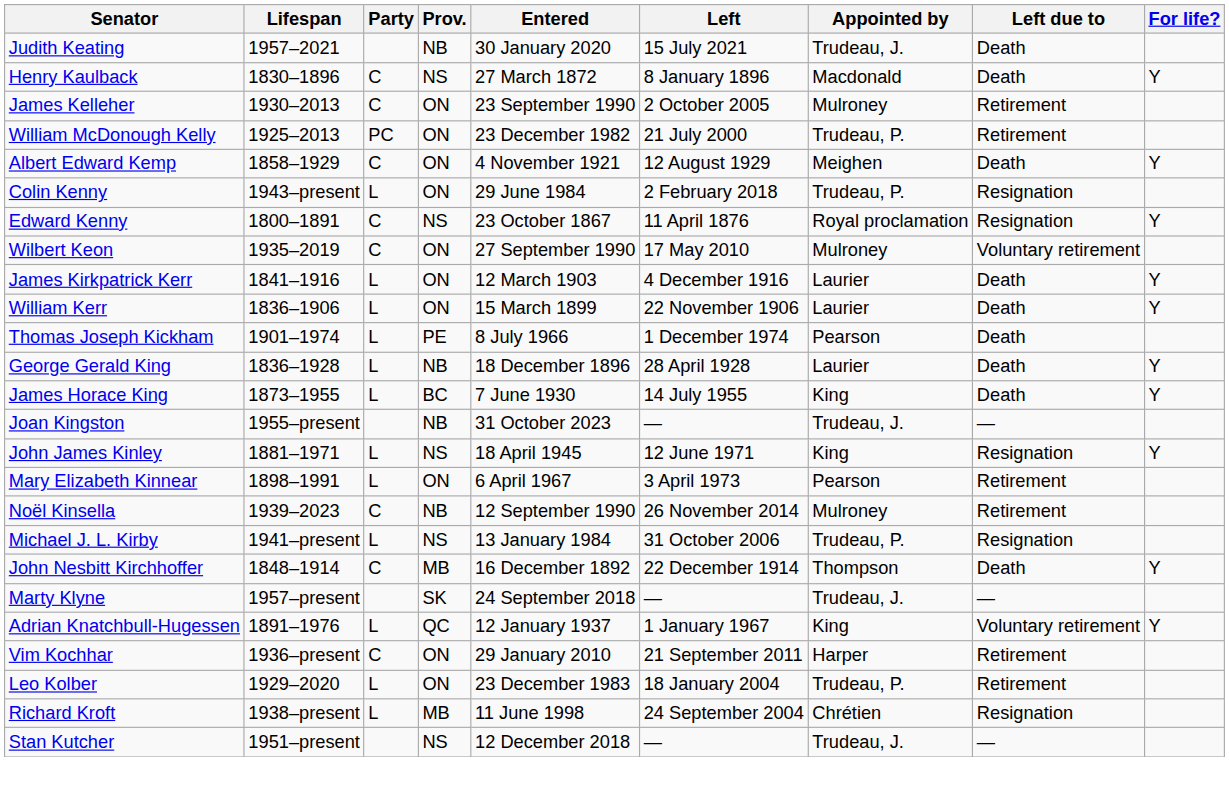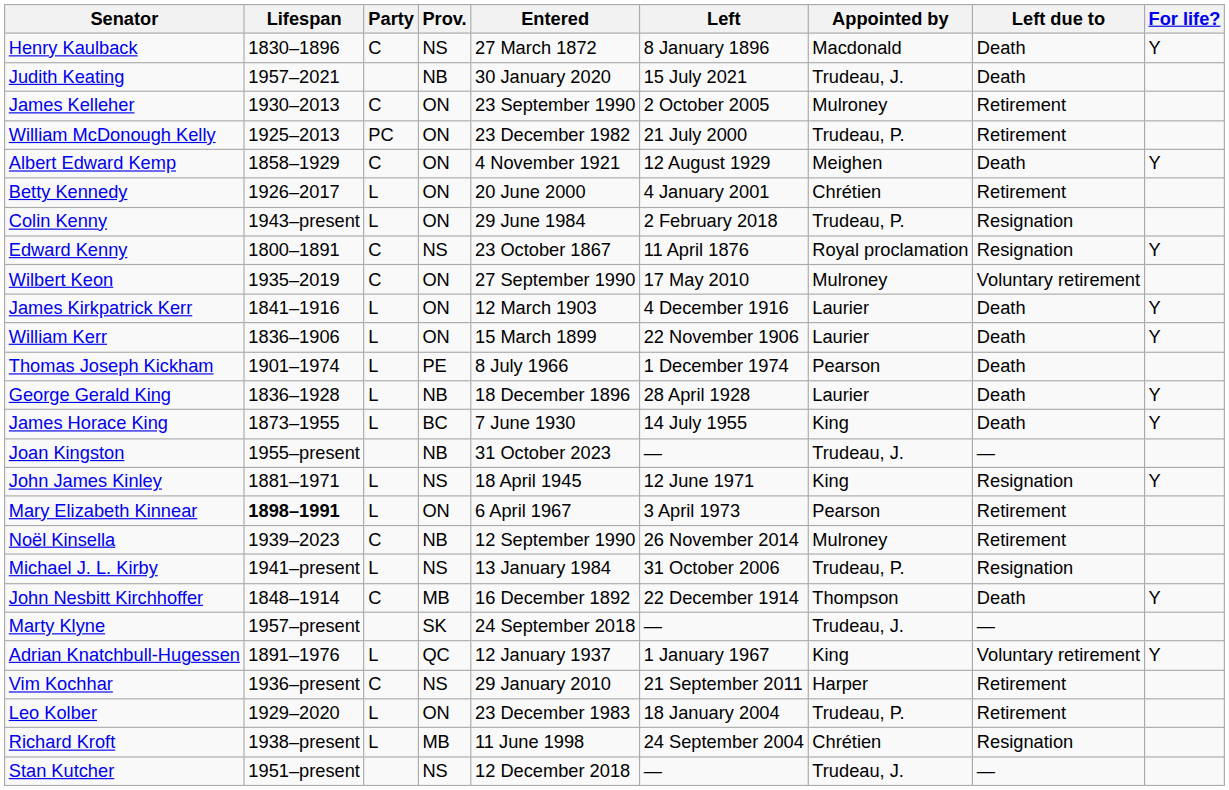rows swapped: (73, 76) <-> (67, 47)
+ row: (68, 192)
(294, 481) normal -> (294, 510) bold
(436, 655) ON -> (435, 684) NS
